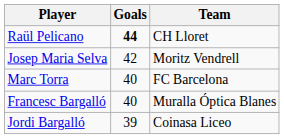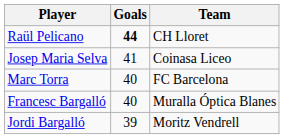(130, 58) 42 -> (130, 58) 41
(196, 58) Moritz Vendrell -> (192, 58) Coinasa Liceo
(192, 123) Coinasa Liceo -> (196, 123) Moritz Vendrell
